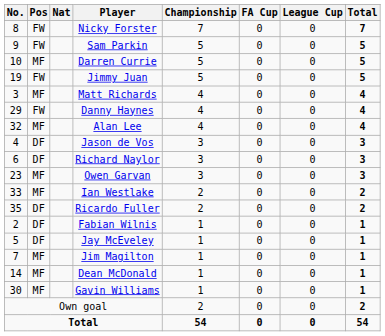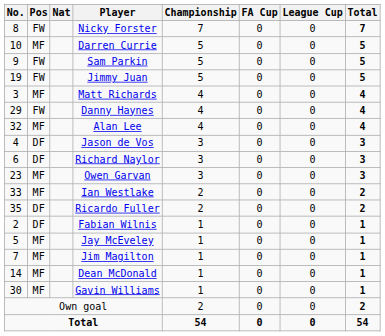rows swapped: (117, 45) <-> (117, 61)
(39, 241) DF -> (39, 241) MF
